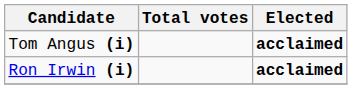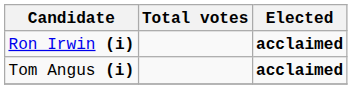rows swapped: (71, 44) <-> (71, 70)
